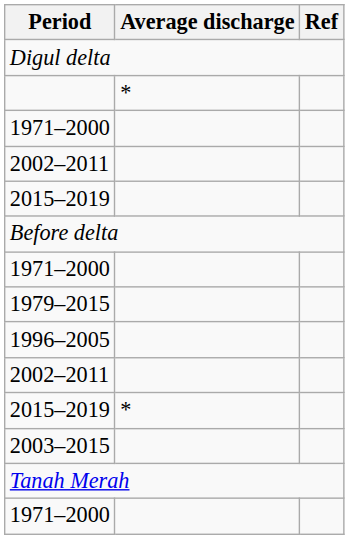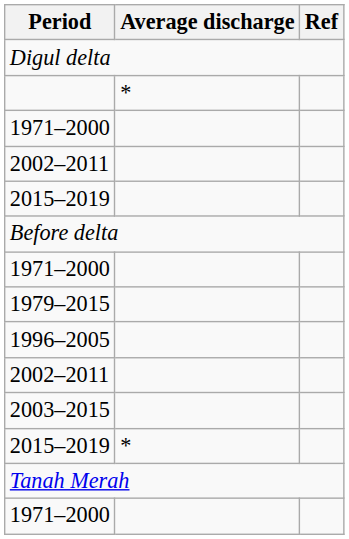rows swapped: (60, 445) <-> (60, 410)
